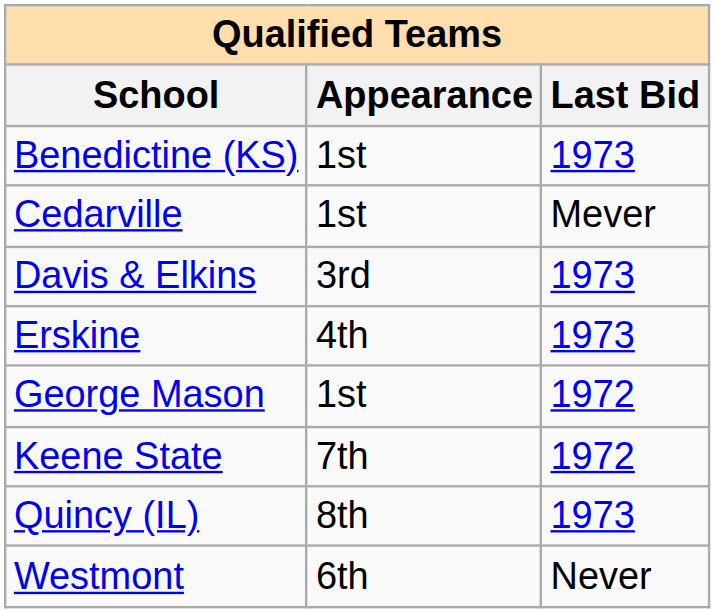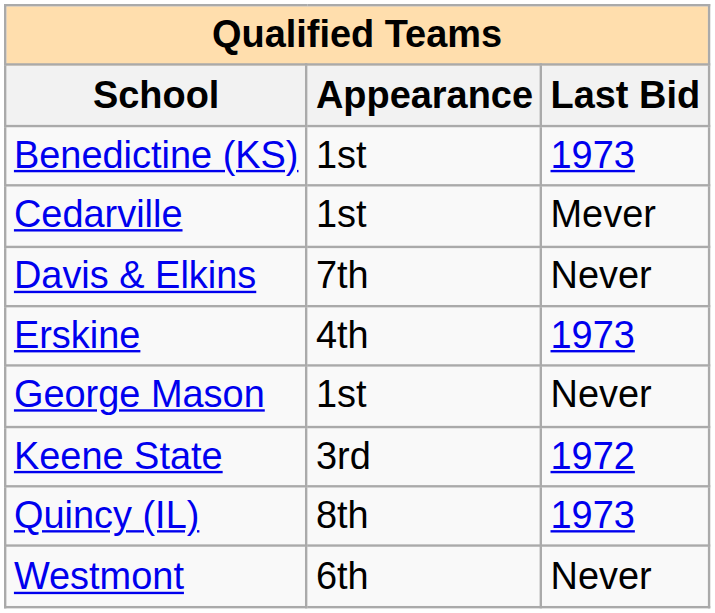(343, 275) 3rd -> (342, 275) 7th
(593, 275) 1973 -> (601, 275) Never
(593, 395) 1972 -> (601, 395) Never
(342, 455) 7th -> (343, 455) 3rd
